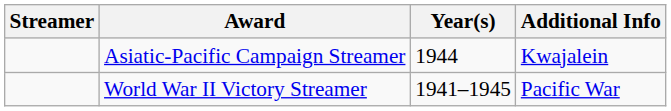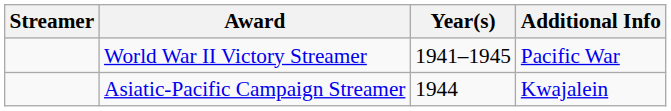rows swapped: (255, 55) <-> (235, 88)
